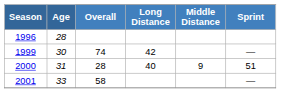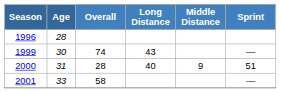(151, 52) 42 -> (151, 52) 43
